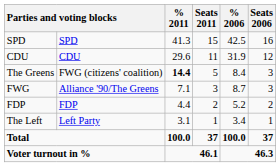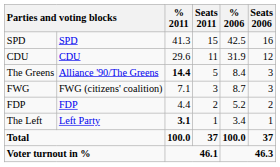(111, 72) FWG (citizens' coalition) -> (109, 72) Alliance '90/The Greens
(109, 89) Alliance '90/The Greens -> (111, 89) FWG (citizens' coalition)
(184, 121) normal -> (184, 121) bold
